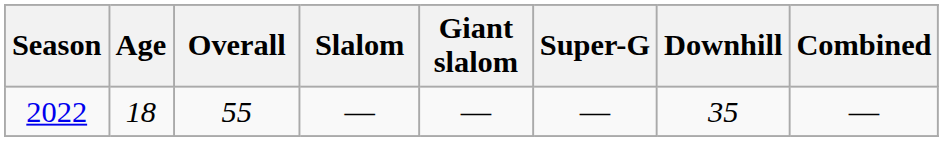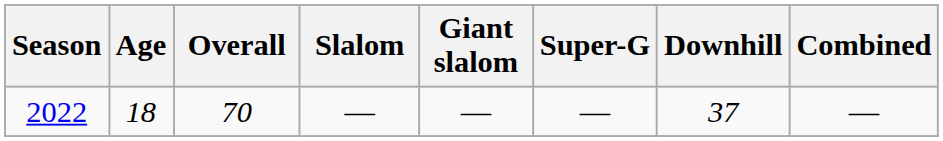(237, 111) 55 -> (237, 111) 70
(723, 111) 35 -> (723, 111) 37
